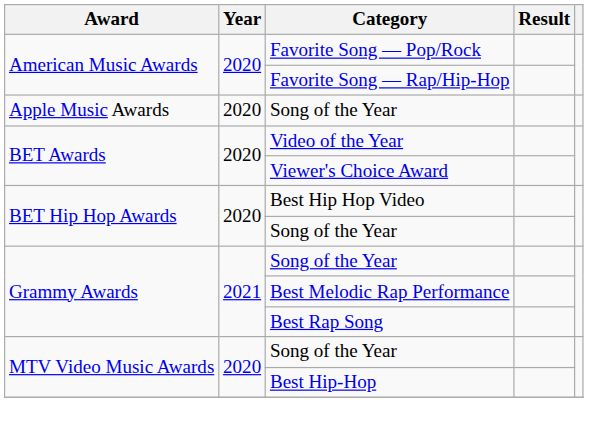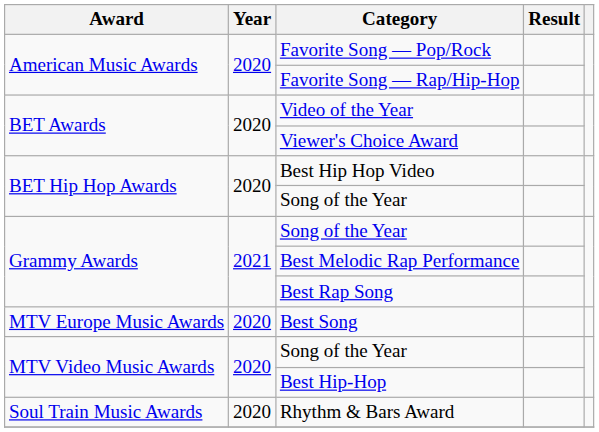- row: (89, 110)
+ row: (117, 321)
+ row: (106, 412)
